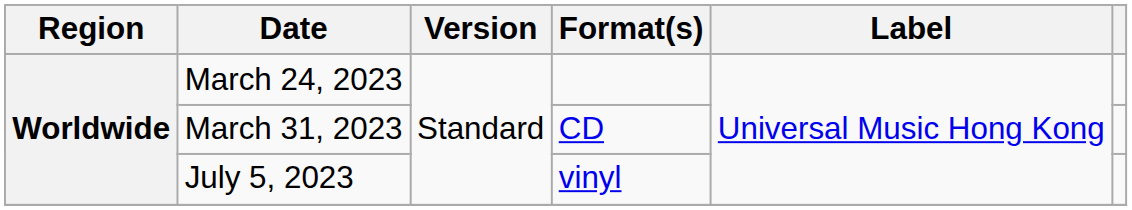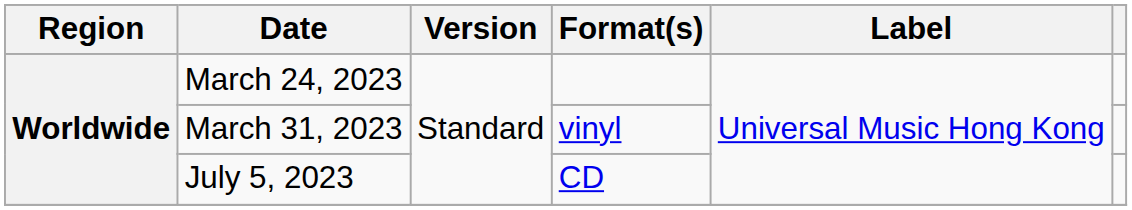(581, 128) CD -> (590, 128) vinyl
(590, 178) vinyl -> (581, 178) CD
